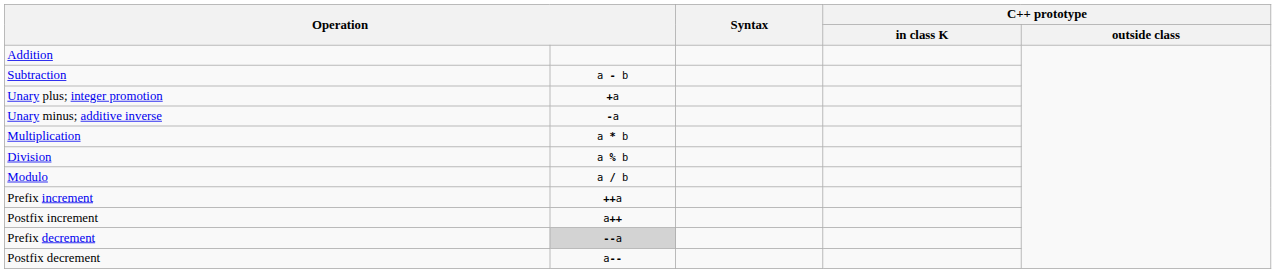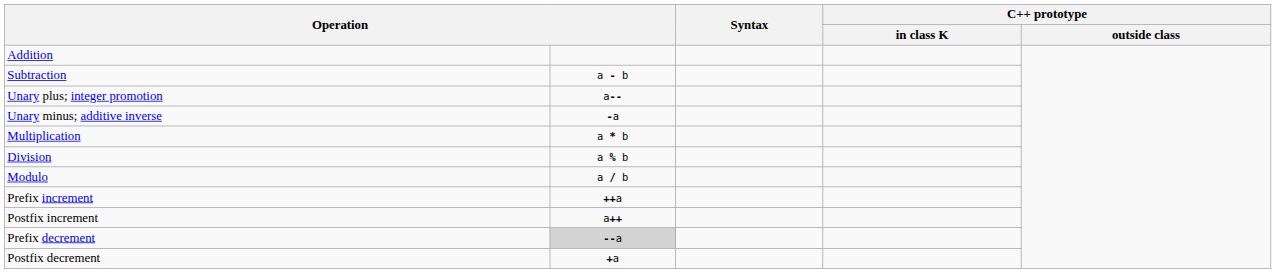(613, 96) +a -> (613, 96) a--
(613, 259) a-- -> (613, 259) +a
